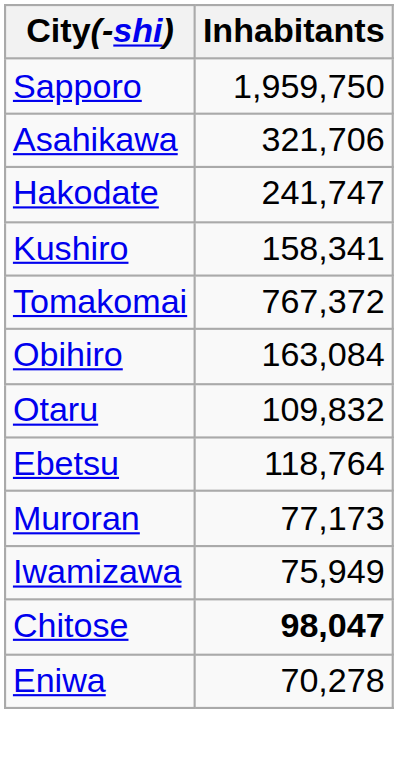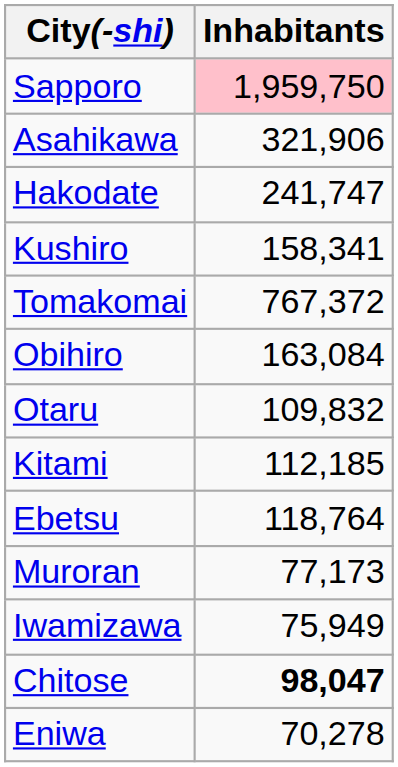(309, 85) no background -> (309, 85) pink background
(323, 139) 321,706 -> (323, 139) 321,906
+ row: (60, 463)
